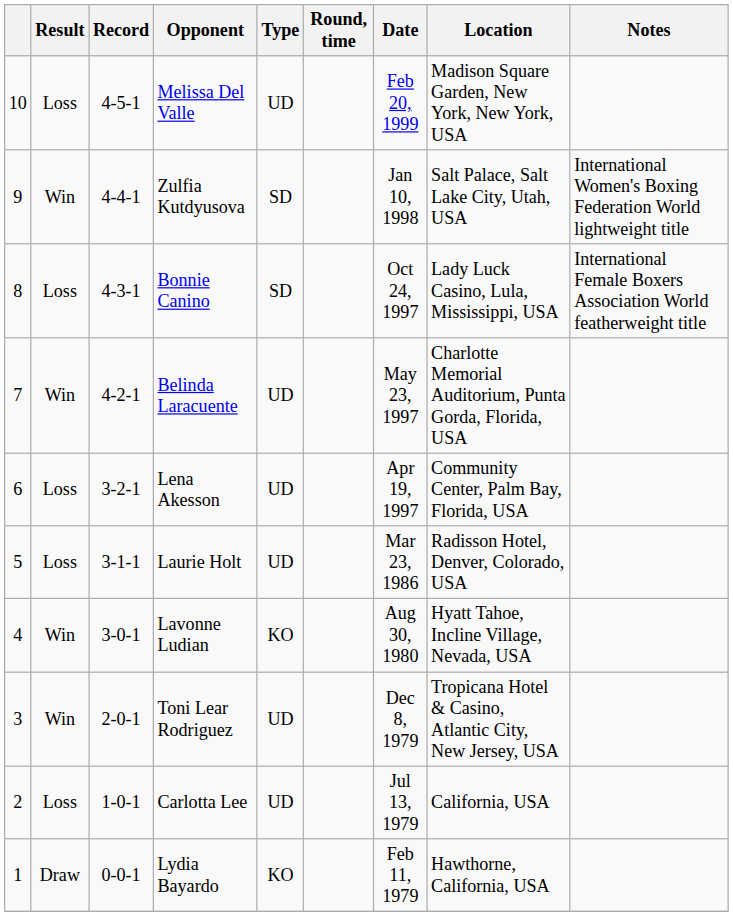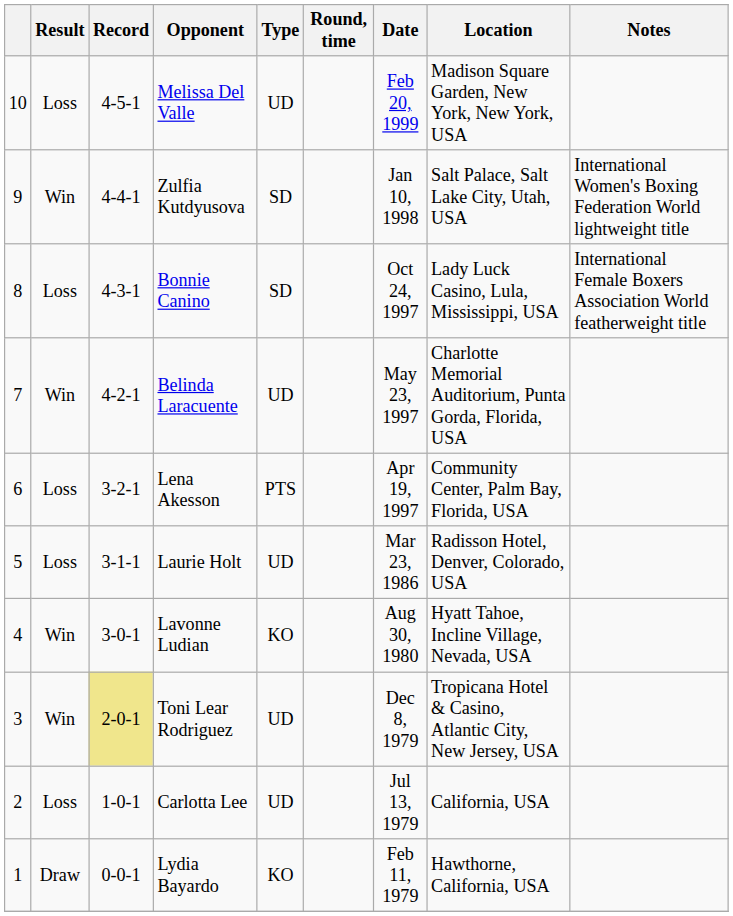(280, 490) UD -> (280, 490) PTS
(121, 718) no background -> (121, 718) khaki background
